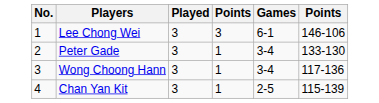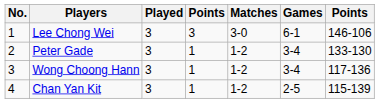+ column: (254, 13)
